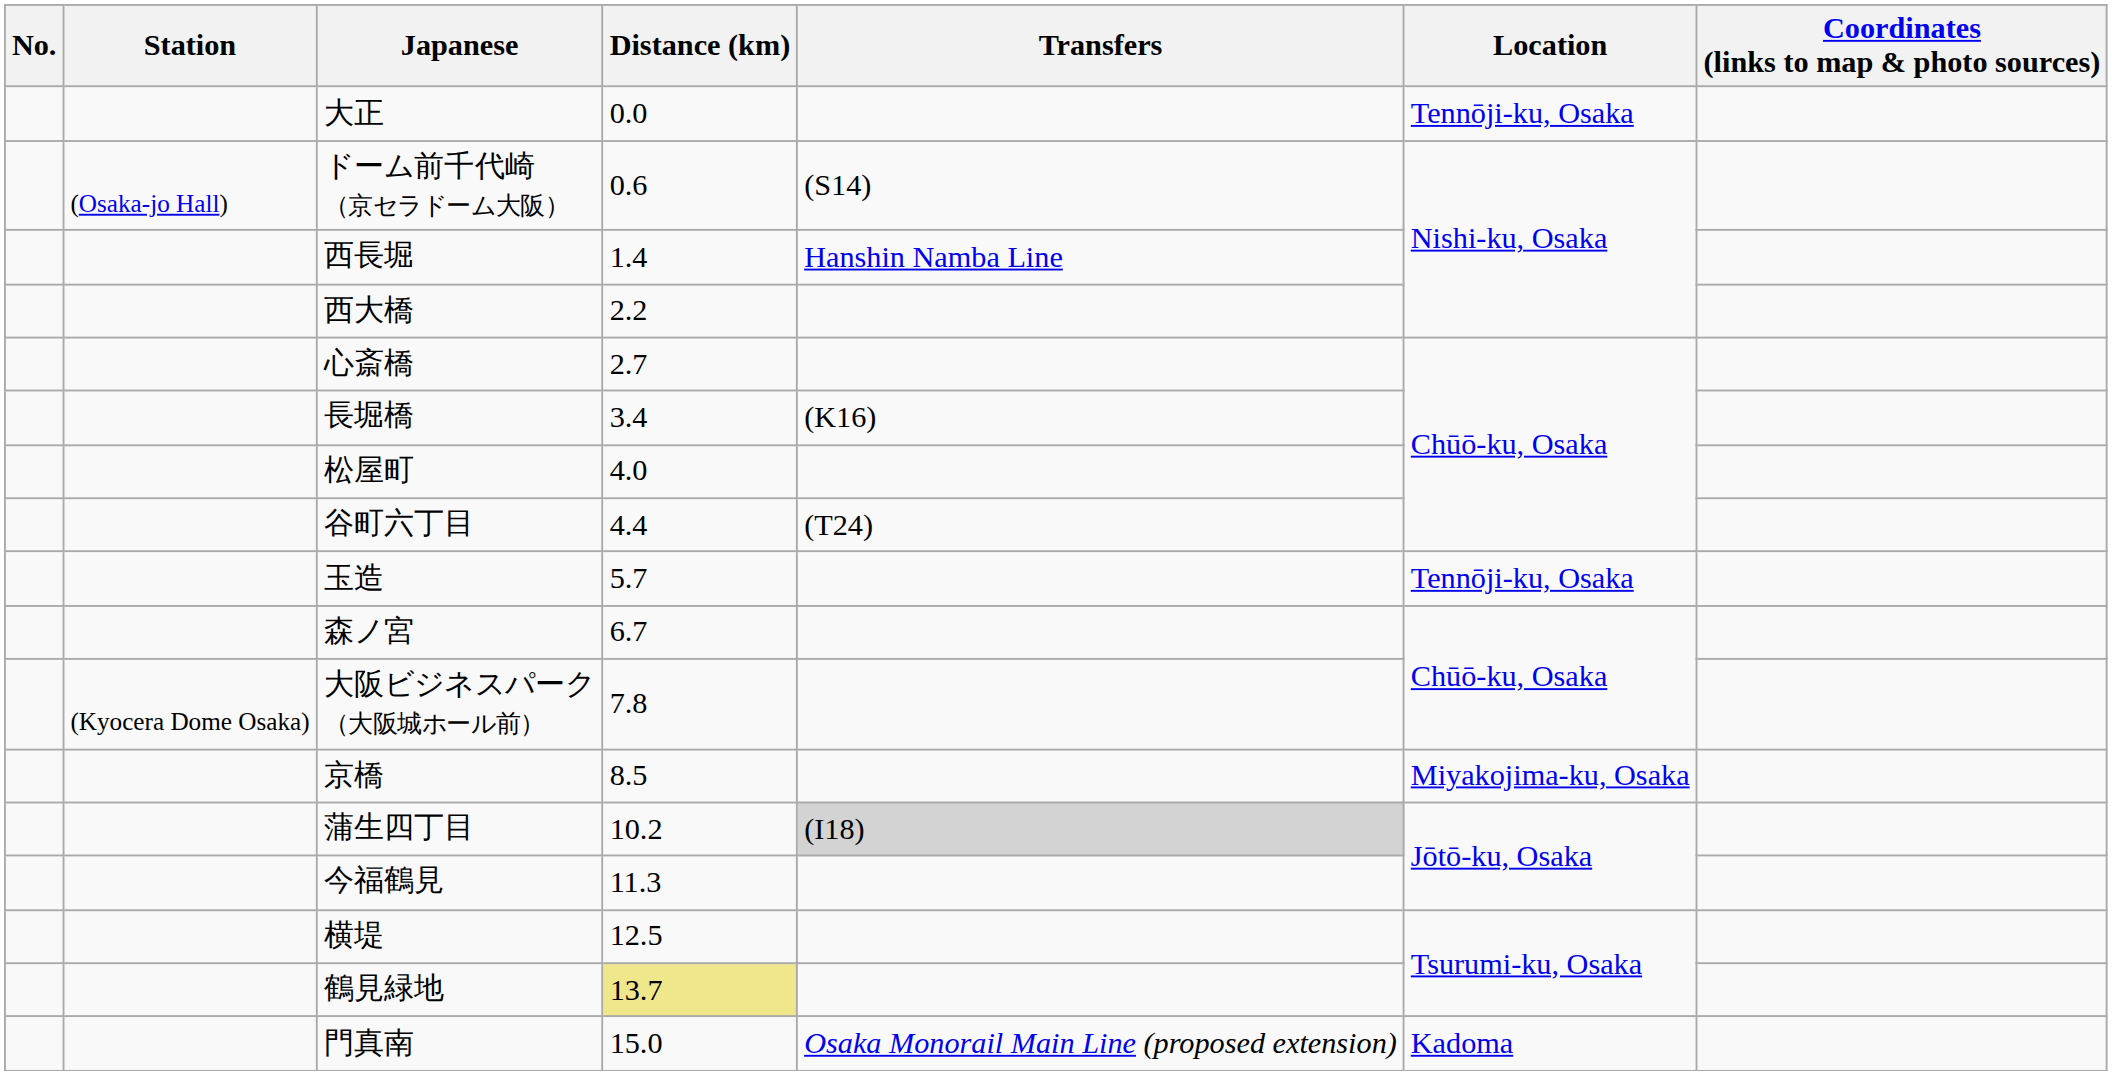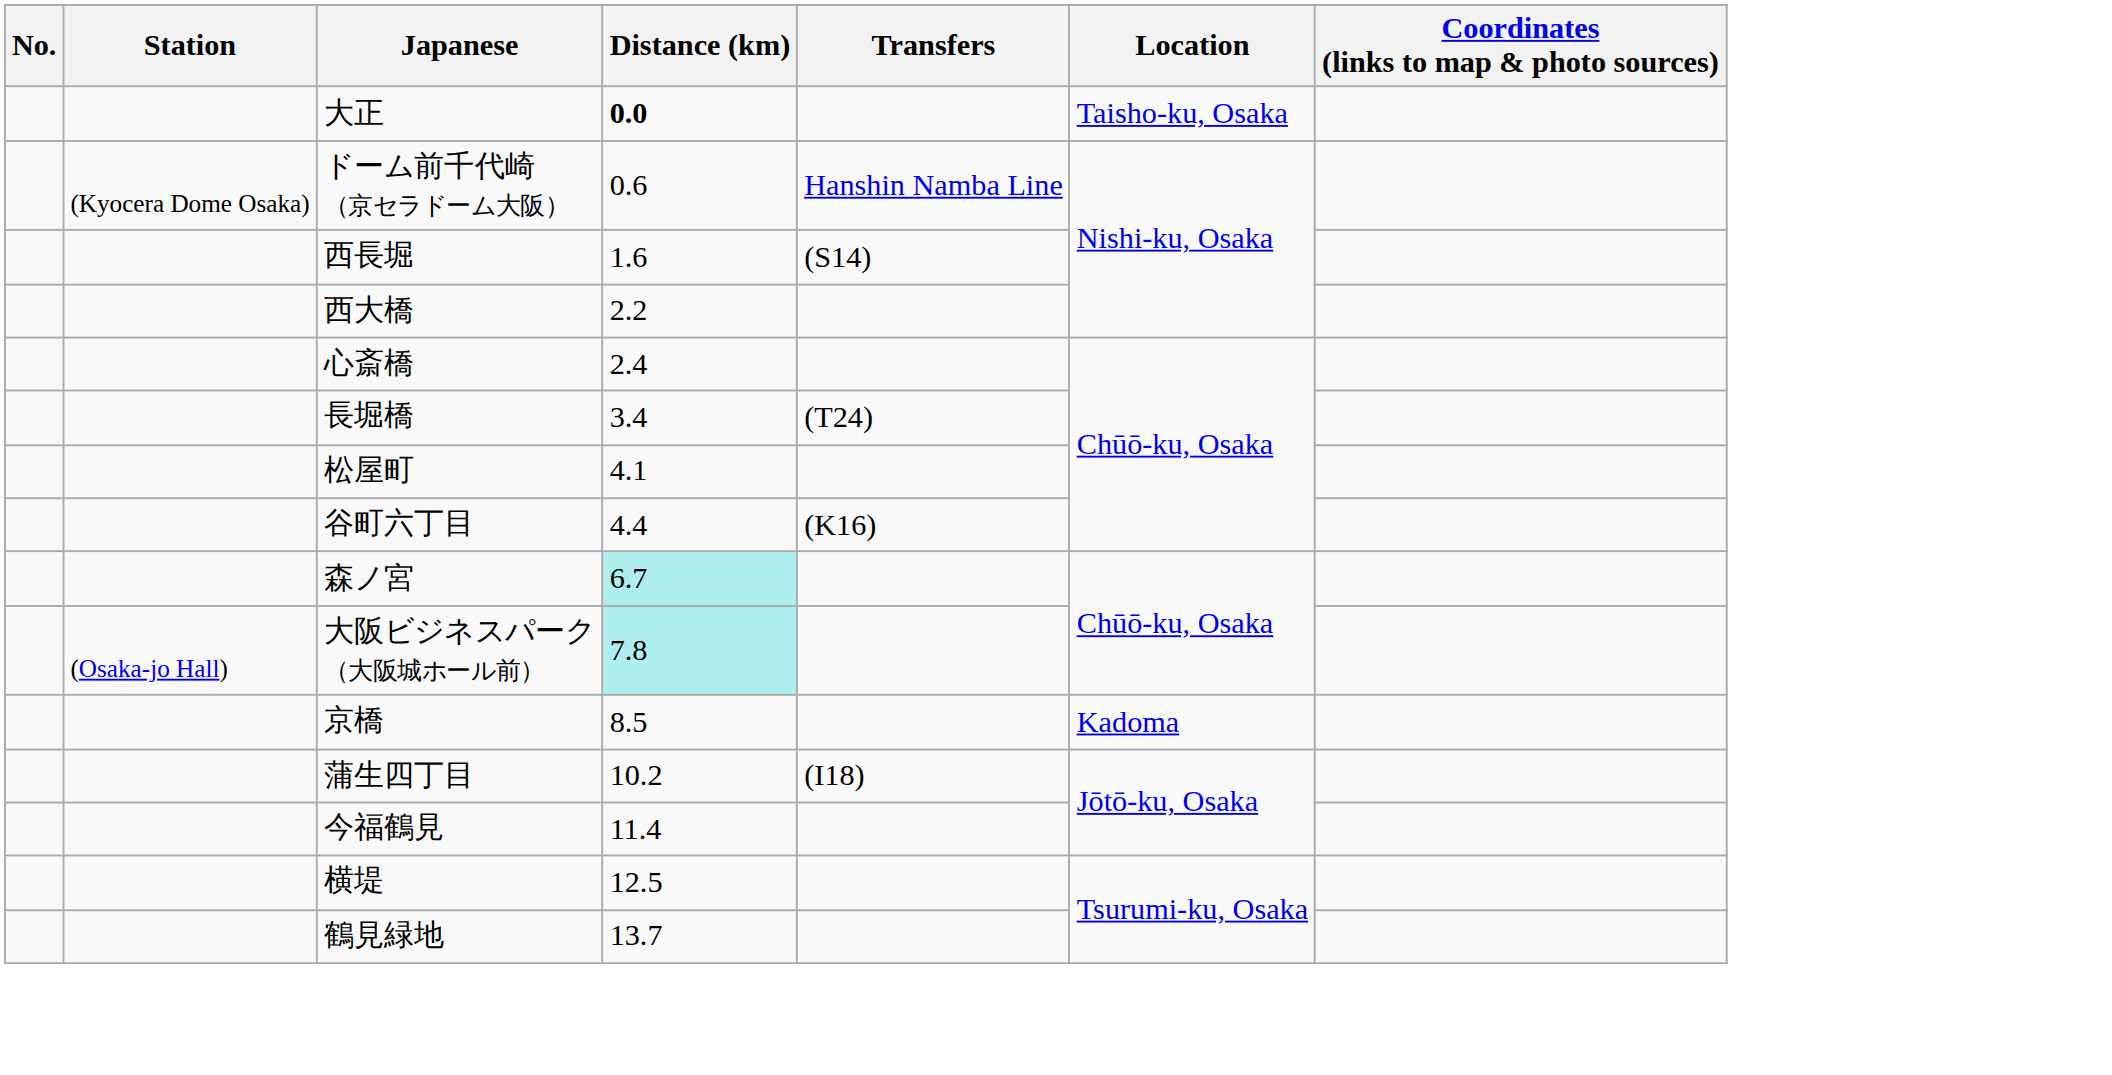(629, 113) normal -> (629, 113) bold
(1522, 113) Tennōji-ku, Osaka -> (1182, 113) Taisho-ku, Osaka
(149, 203) (Osaka-jo Hall) -> (190, 203) (Kyocera Dome Osaka)
(838, 184) (S14) -> (933, 184) Hanshin Namba Line
(629, 256) 1.4 -> (629, 256) 1.6
(933, 256) Hanshin Namba Line -> (838, 256) (S14)
(629, 363) 2.7 -> (629, 363) 2.4
(840, 417) (K16) -> (839, 417) (T24)
(629, 470) 4.0 -> (629, 470) 4.1
(839, 524) (T24) -> (840, 524) (K16)
- row: (354, 577)
(629, 631) no background -> (629, 578) paleturquoise background
(190, 722) (Kyocera Dome Osaka) -> (149, 668) (Osaka-jo Hall)
(629, 703) no background -> (629, 649) paleturquoise background
(1550, 775) Miyakojima-ku, Osaka -> (1128, 721) Kadoma
(834, 828) lightgrey background -> (834, 775) no background
(636, 882) 11.3 -> (636, 828) 11.4
(636, 989) khaki background -> (636, 935) no background
- row: (369, 1042)
